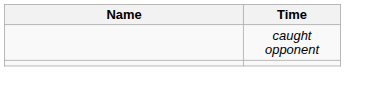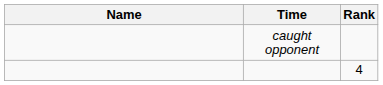+ column: (359, 14)
